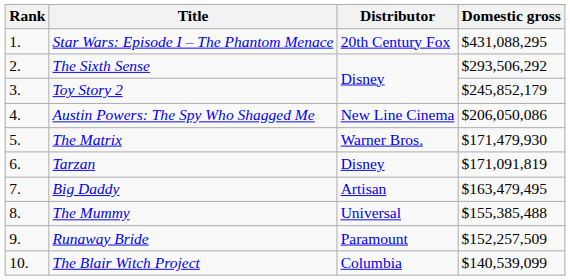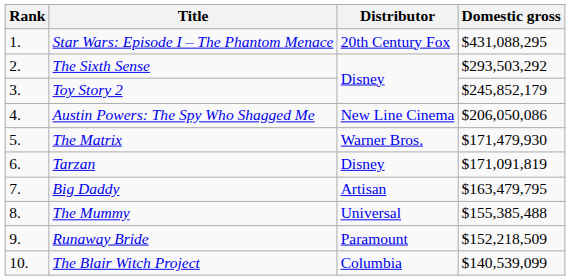(504, 66) $293,506,292 -> (504, 66) $293,503,292
(504, 189) $163,479,495 -> (504, 189) $163,479,795
(504, 238) $152,257,509 -> (504, 238) $152,218,509
